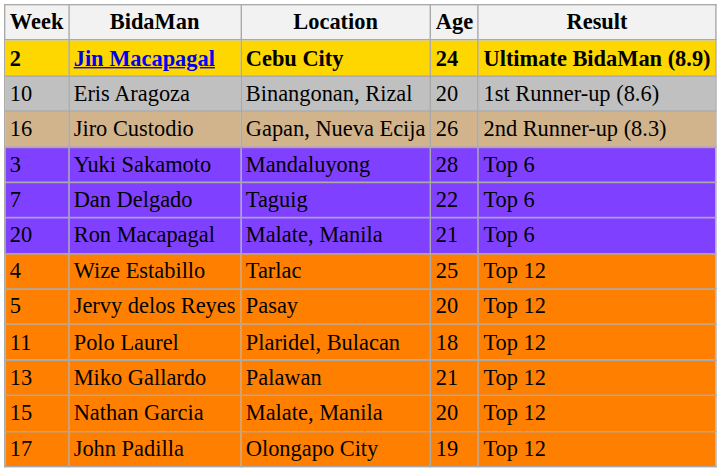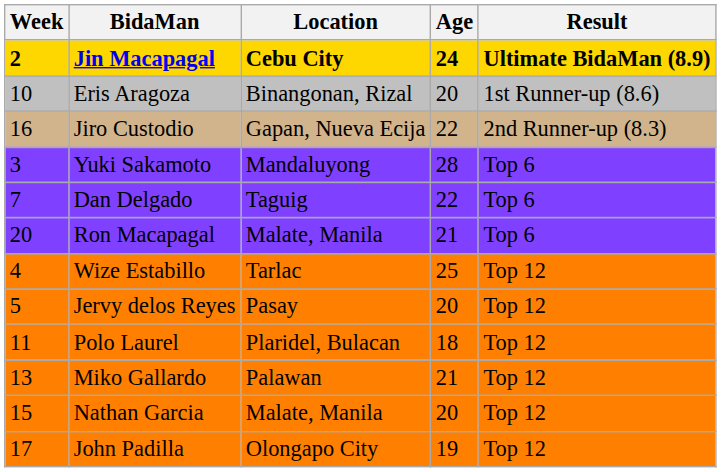(447, 128) 26 -> (447, 128) 22
